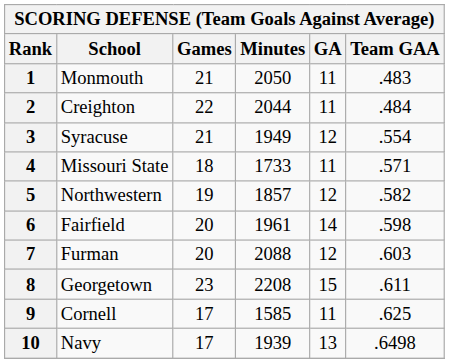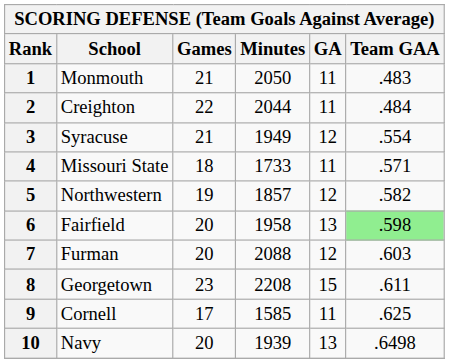(273, 225) 1961 -> (273, 225) 1958
(328, 225) 14 -> (328, 225) 13
(395, 225) no background -> (395, 225) lightgreen background
(204, 343) 17 -> (204, 343) 20
